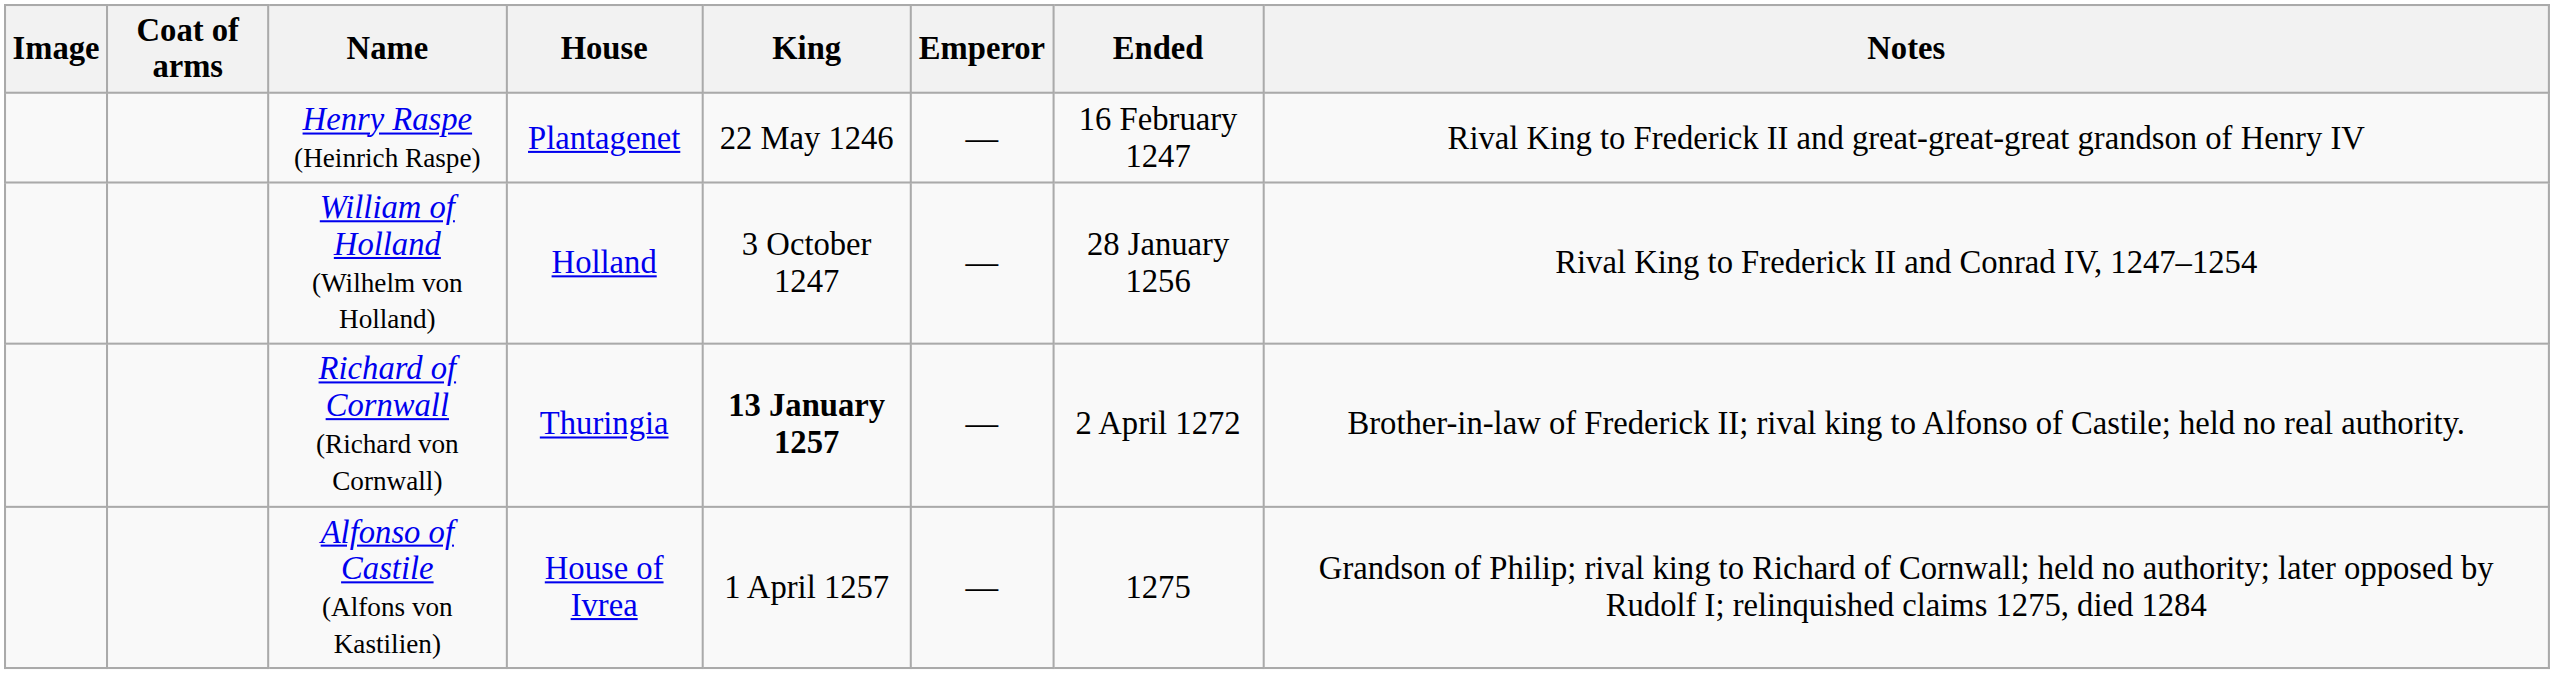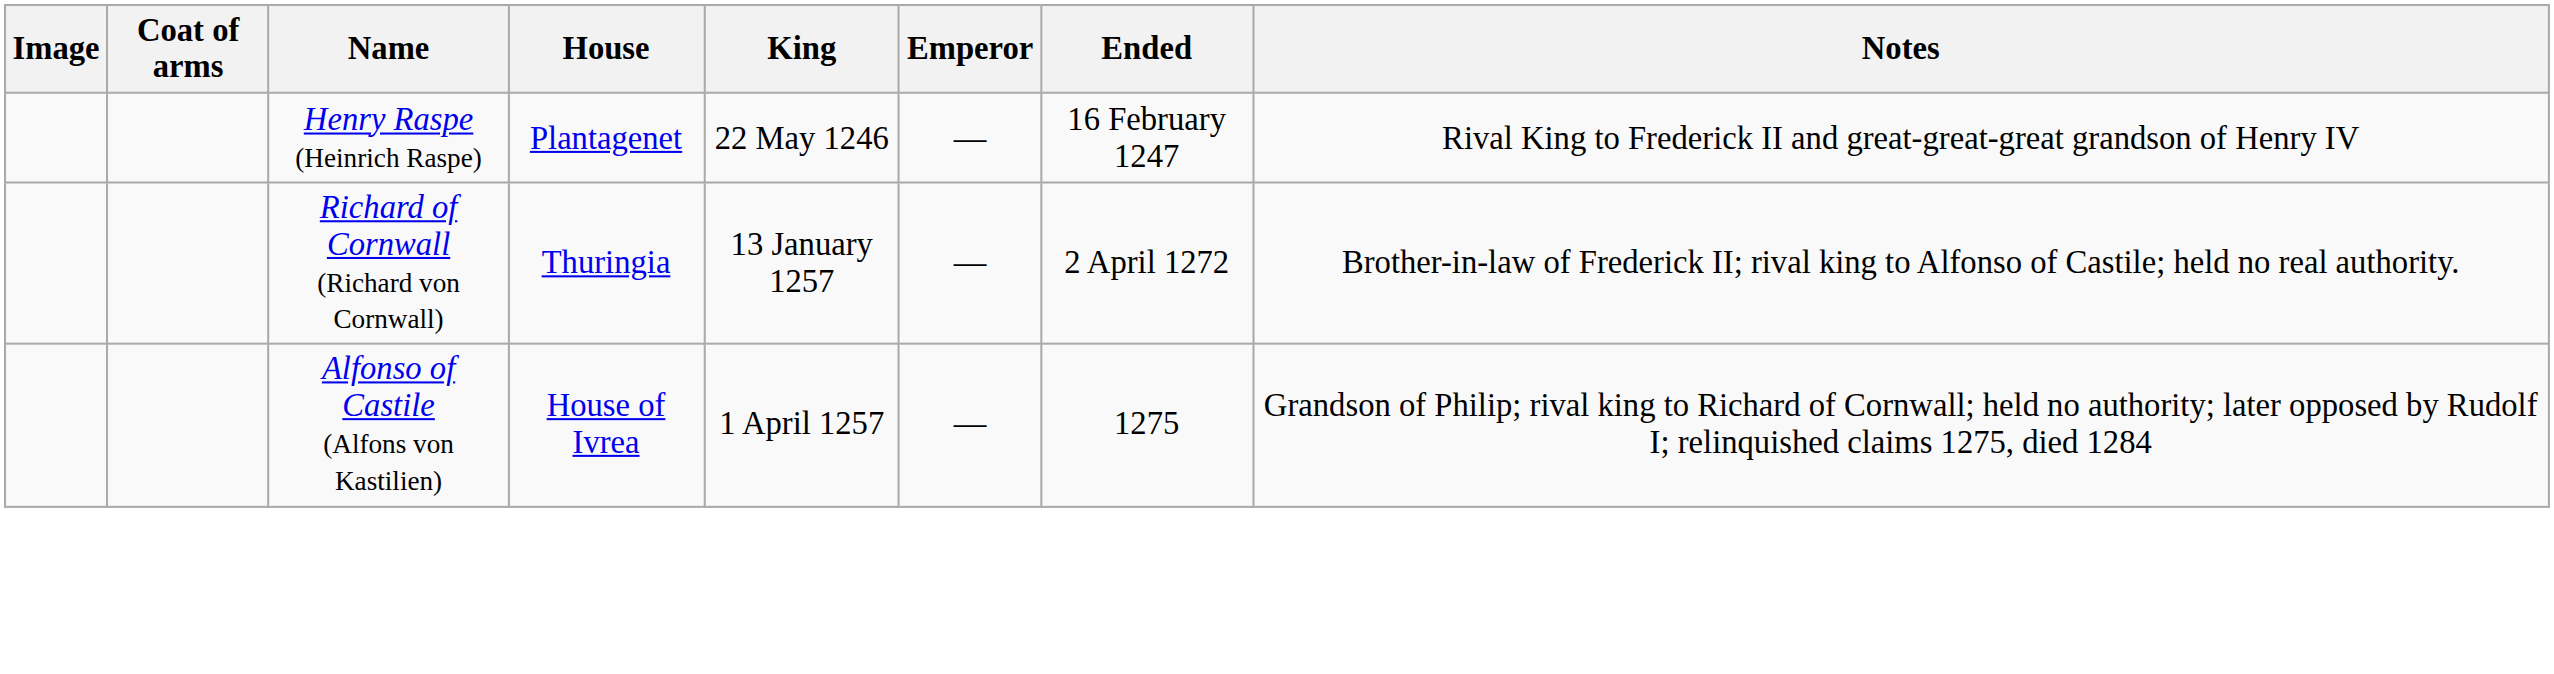- row: (387, 262)
(807, 424) bold -> (802, 262) normal
